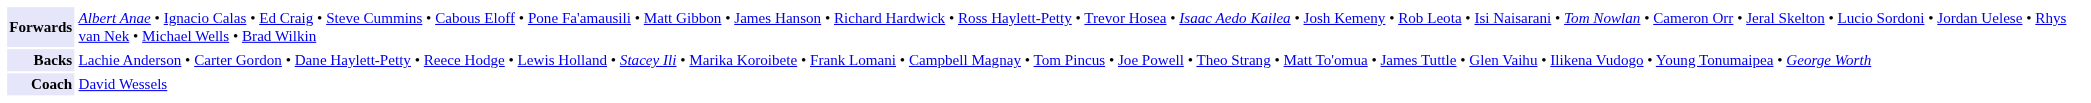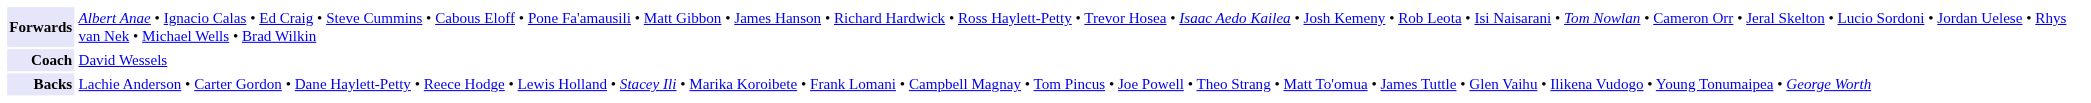rows swapped: (53, 60) <-> (52, 84)
